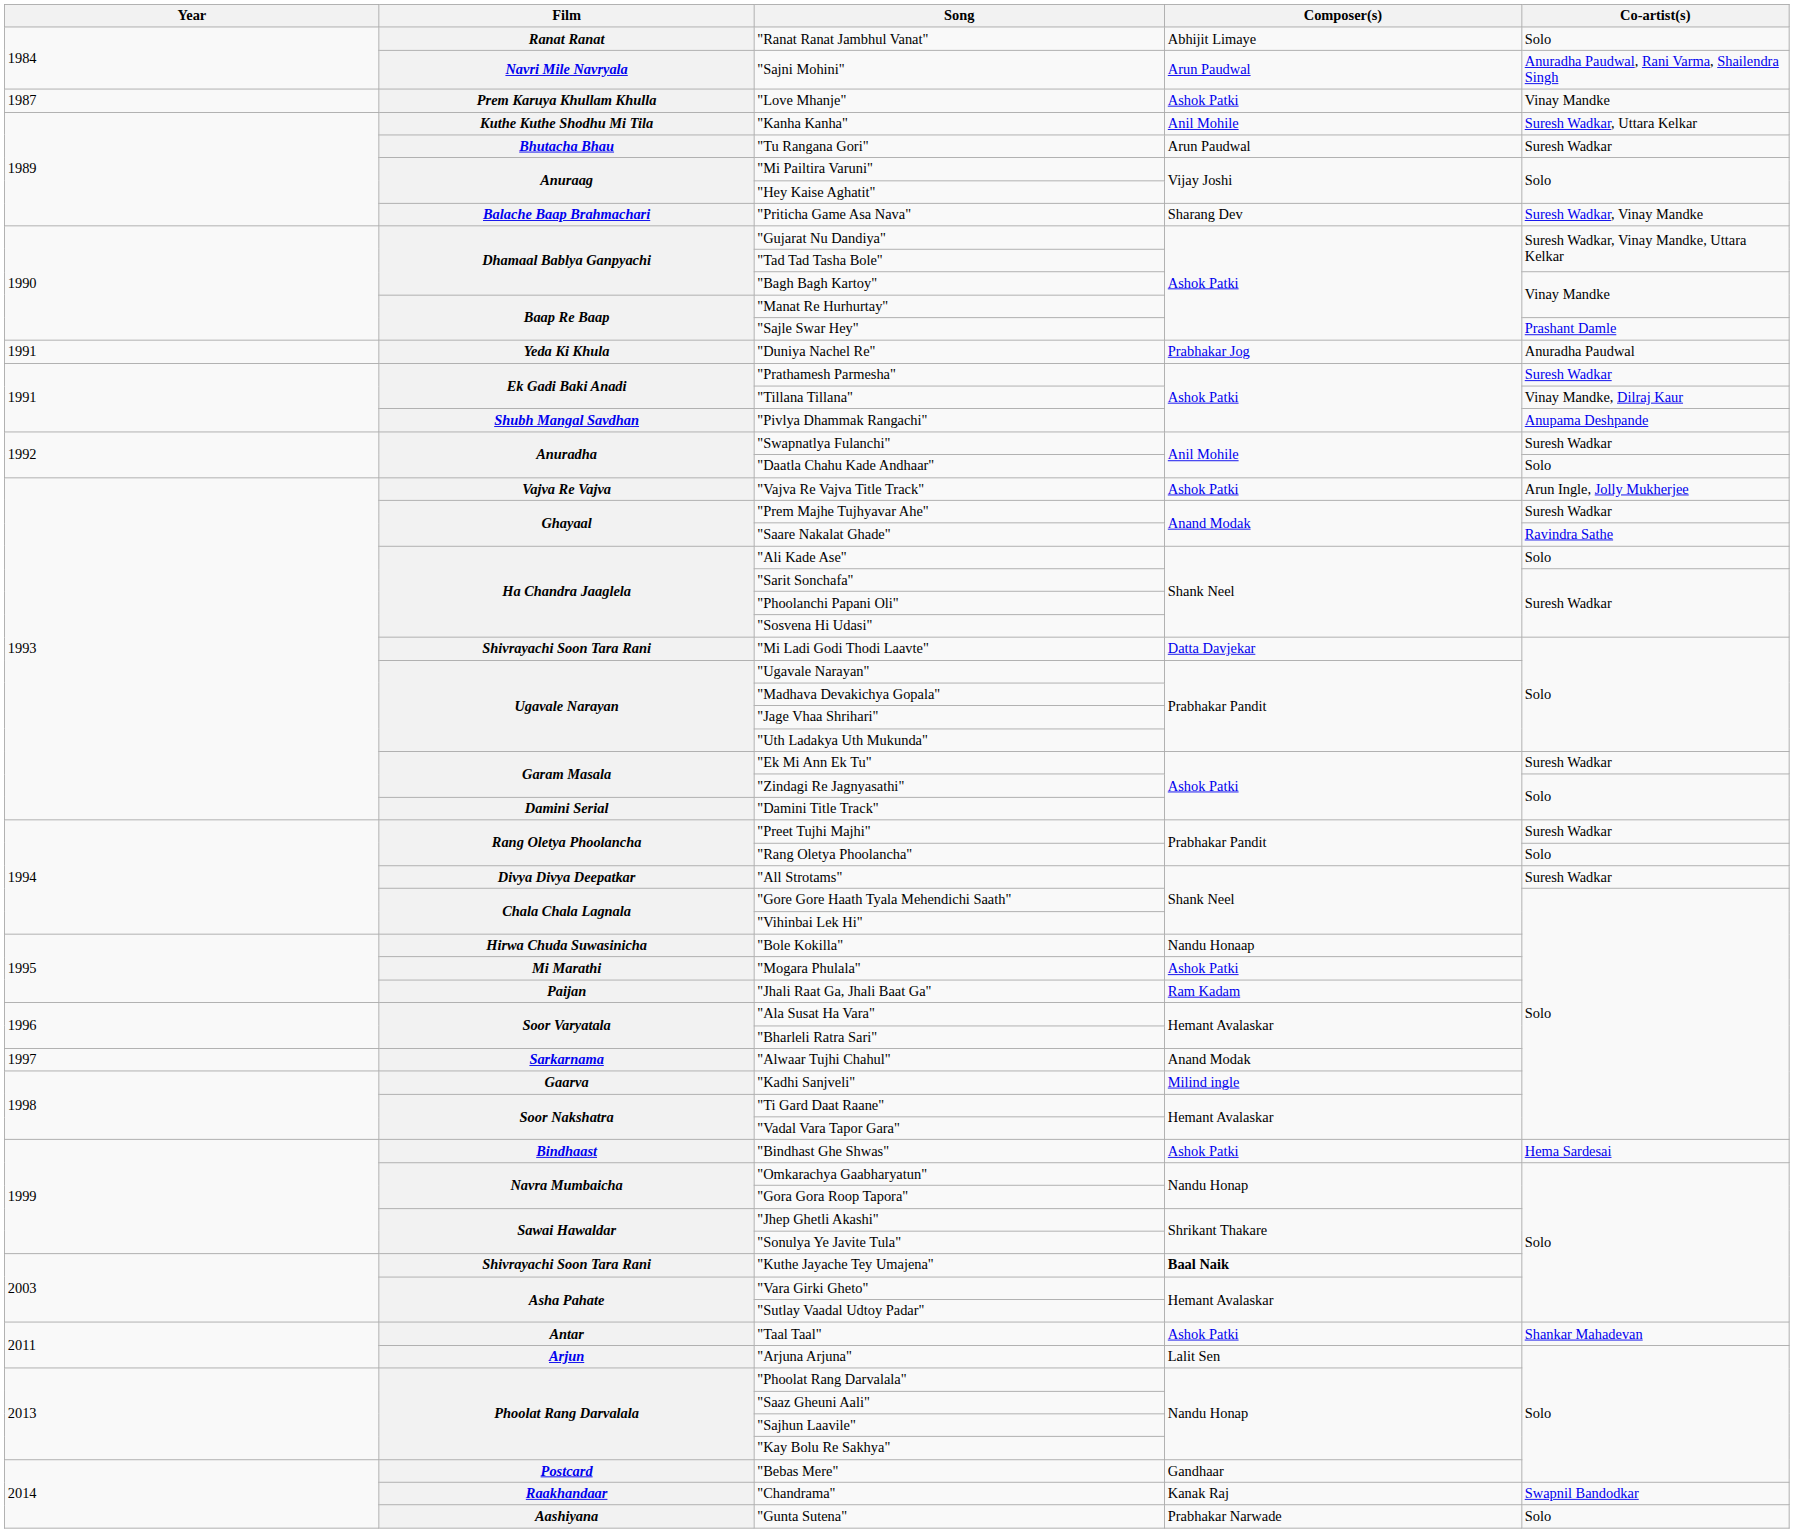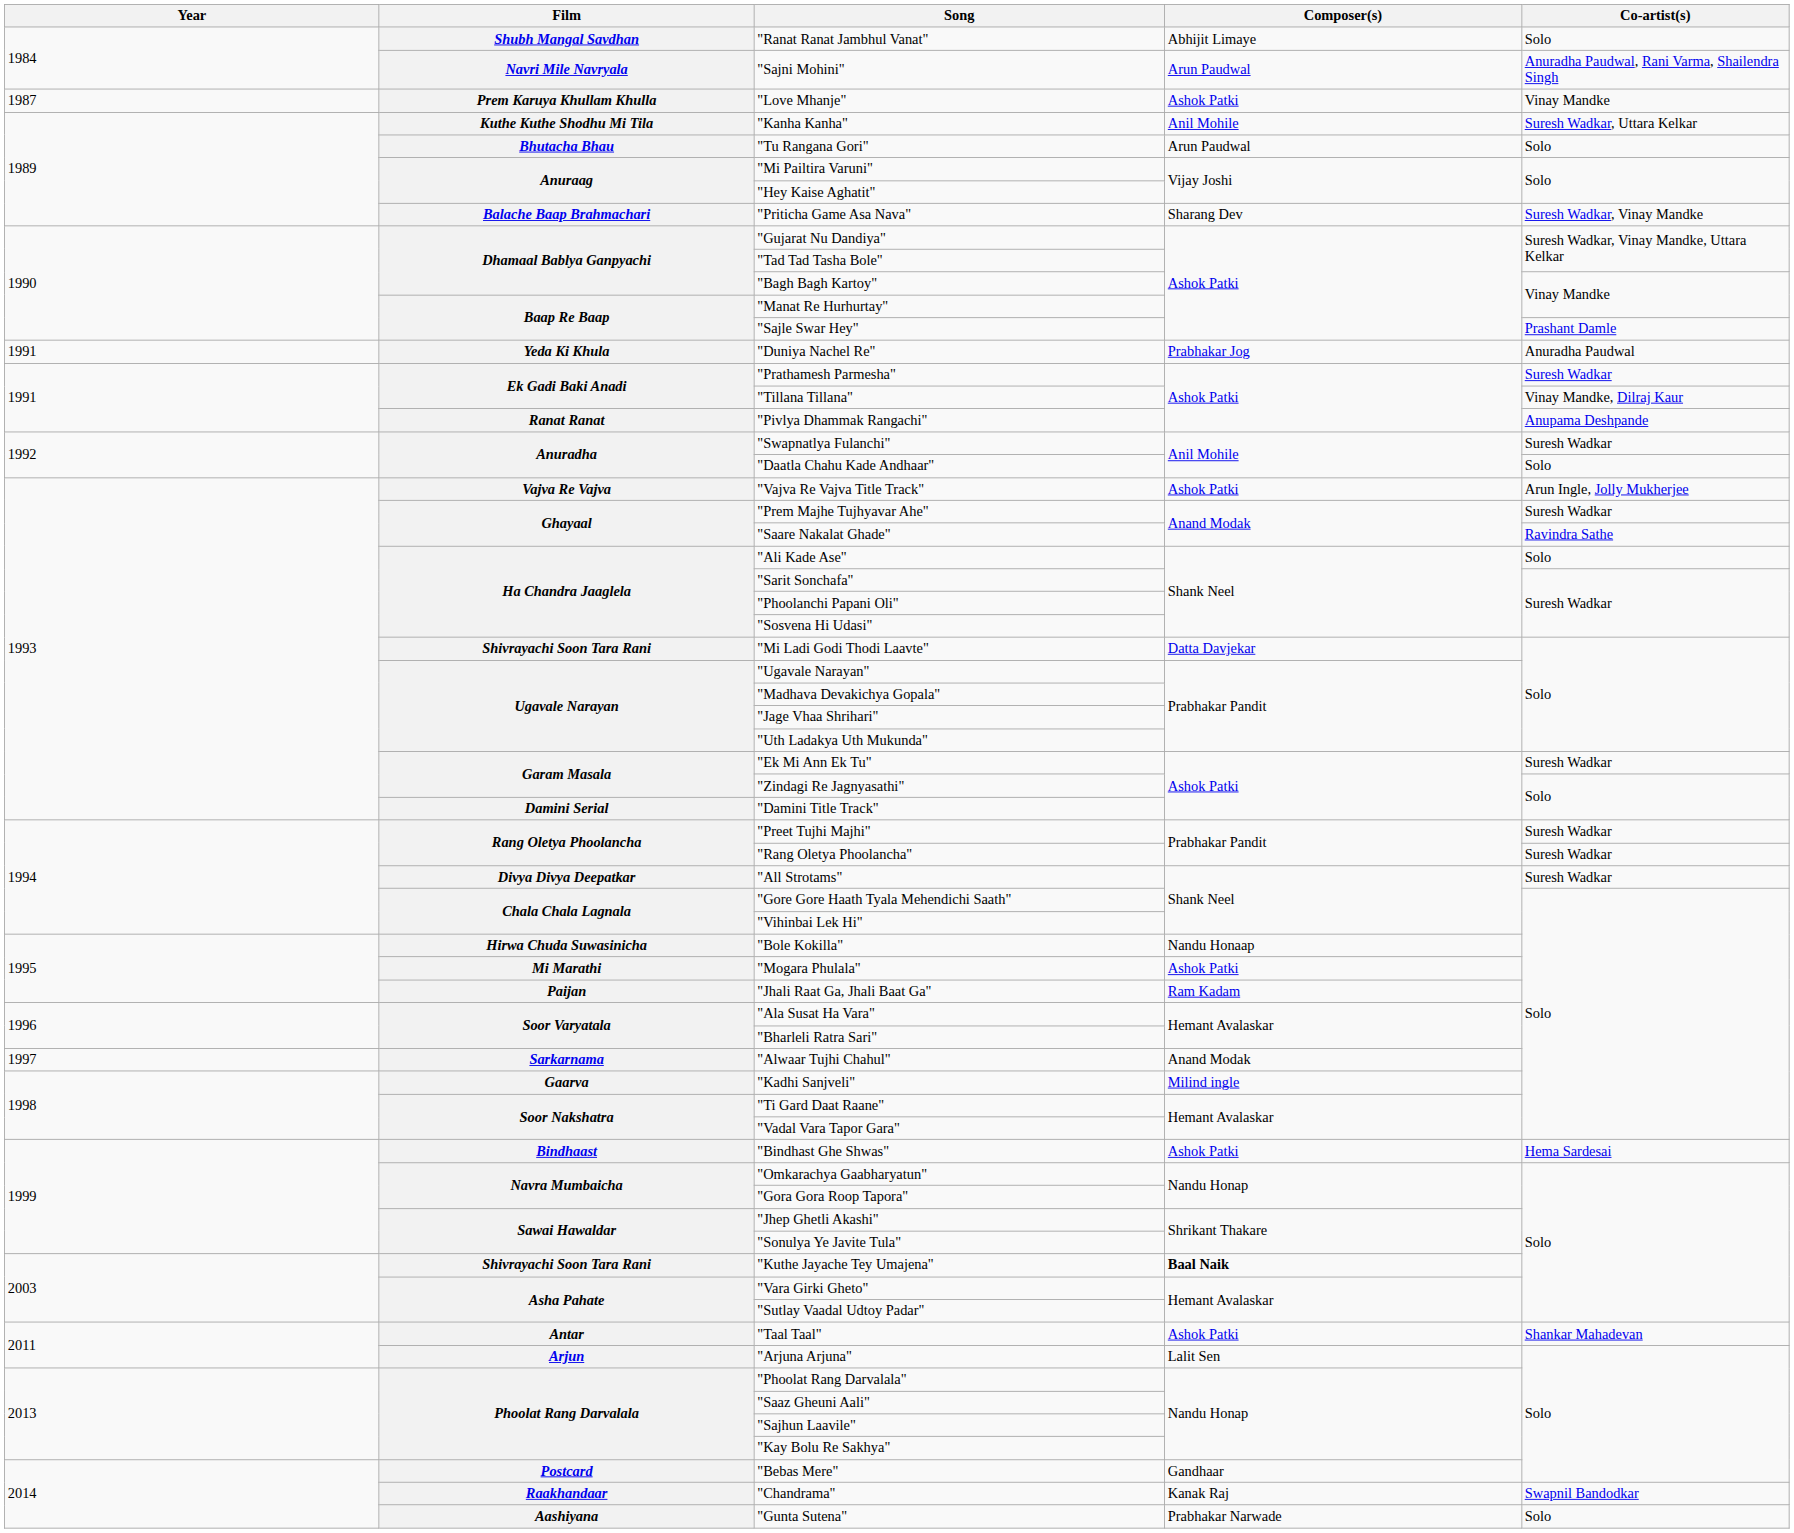(567, 38) Ranat Ranat -> (567, 38) Shubh Mangal Savdhan
(1568, 146) Suresh Wadkar -> (1538, 146) Solo
(567, 420) Shubh Mangal Savdhan -> (567, 420) Ranat Ranat
(1538, 854) Solo -> (1568, 854) Suresh Wadkar
